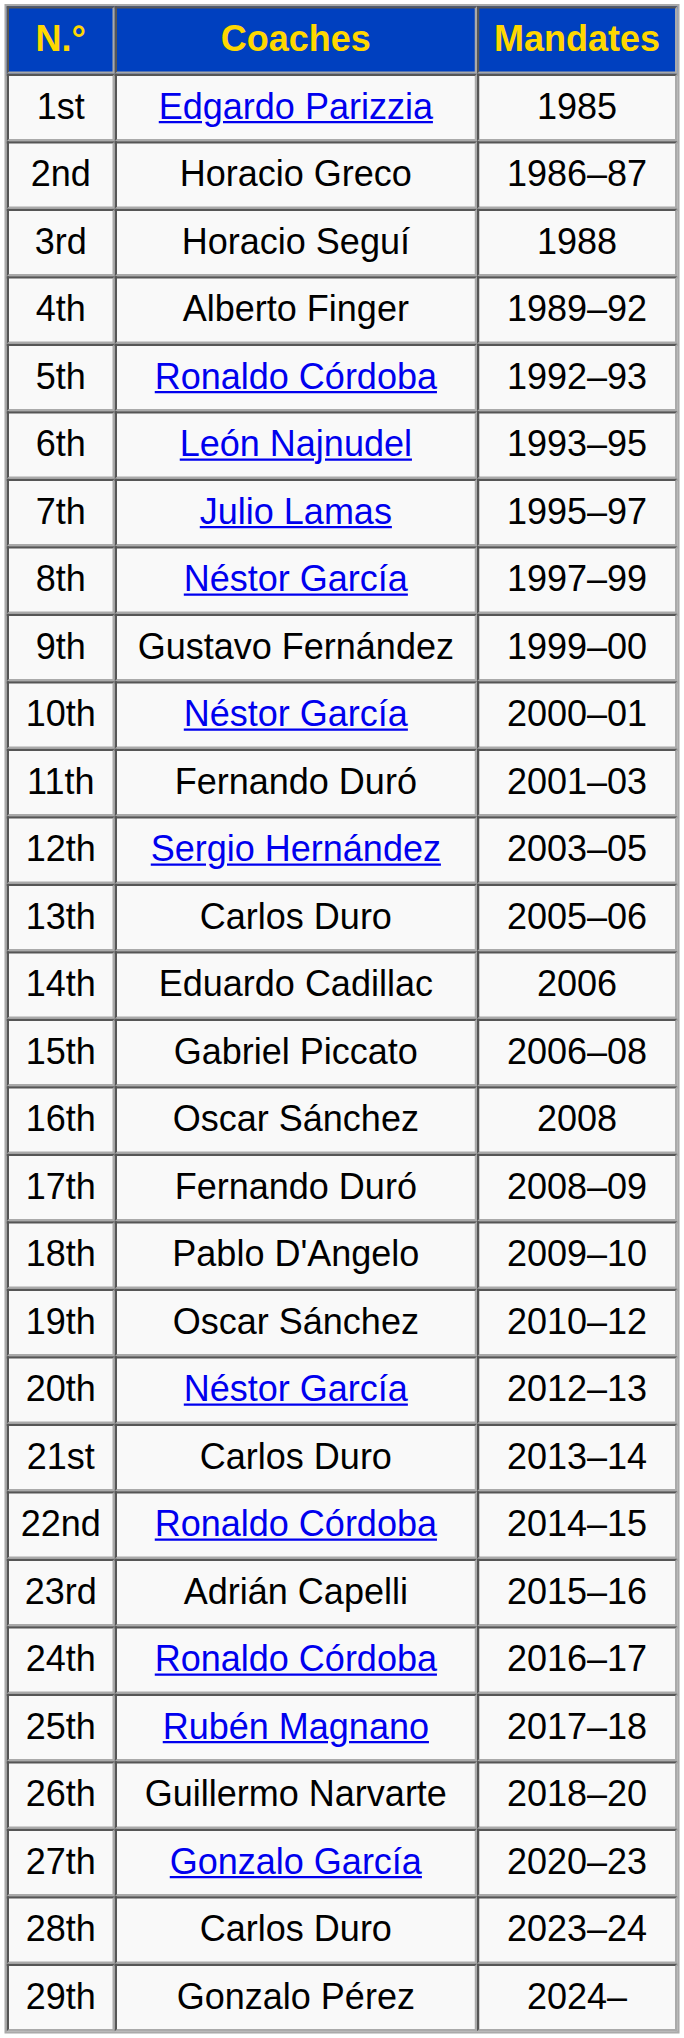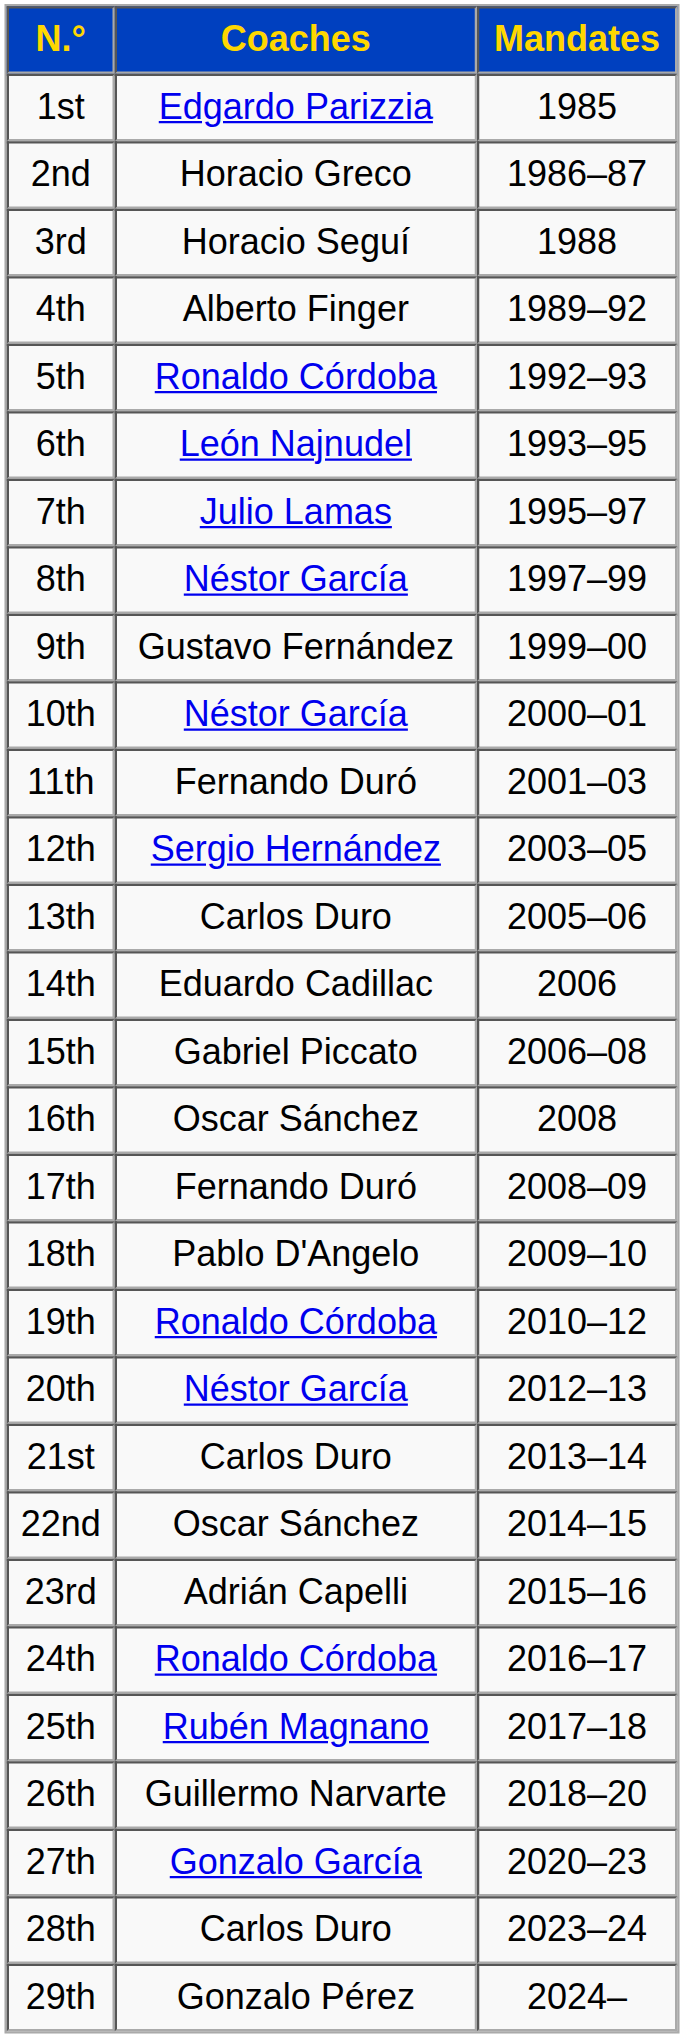(296, 1321) Oscar Sánchez -> (296, 1321) Ronaldo Córdoba
(296, 1524) Ronaldo Córdoba -> (296, 1524) Oscar Sánchez
